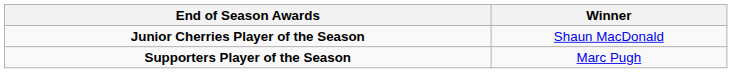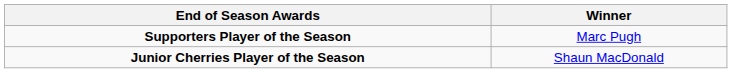rows swapped: (248, 58) <-> (248, 36)
